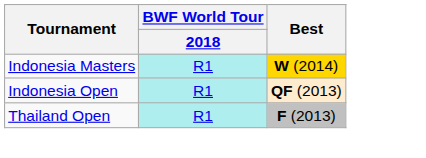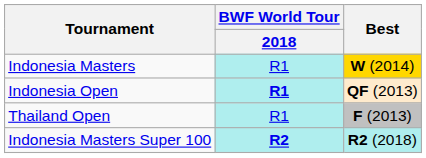(203, 91) normal -> (279, 91) bold
+ row: (110, 140)
